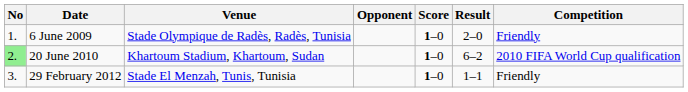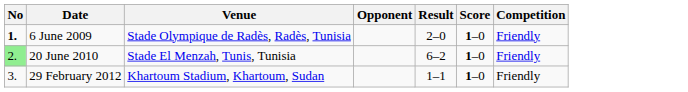columns swapped: (434, 14) <-> (473, 14)
(12, 35) normal -> (12, 35) bold
(226, 55) Khartoum Stadium, Khartoum, Sudan -> (212, 55) Stade El Menzah, Tunis, Tunisia
(588, 55) 2010 FIFA World Cup qualification -> (518, 55) Friendly
(212, 76) Stade El Menzah, Tunis, Tunisia -> (226, 76) Khartoum Stadium, Khartoum, Sudan
